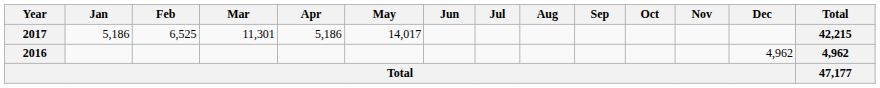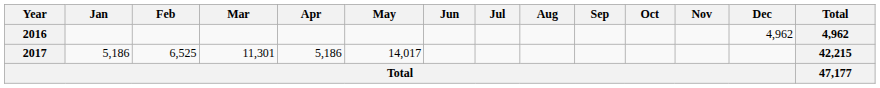rows swapped: (35, 54) <-> (35, 34)
